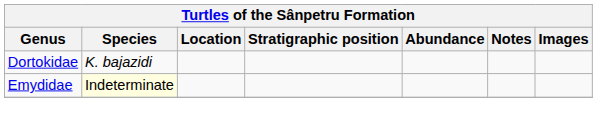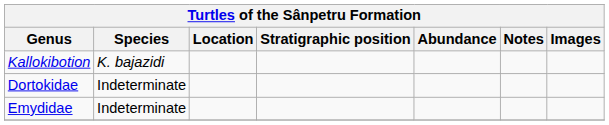+ row: (49, 62)
(119, 62) K. bajazidi -> (142, 85) Indeterminate
(129, 85) lightyellow background -> (142, 108) no background
